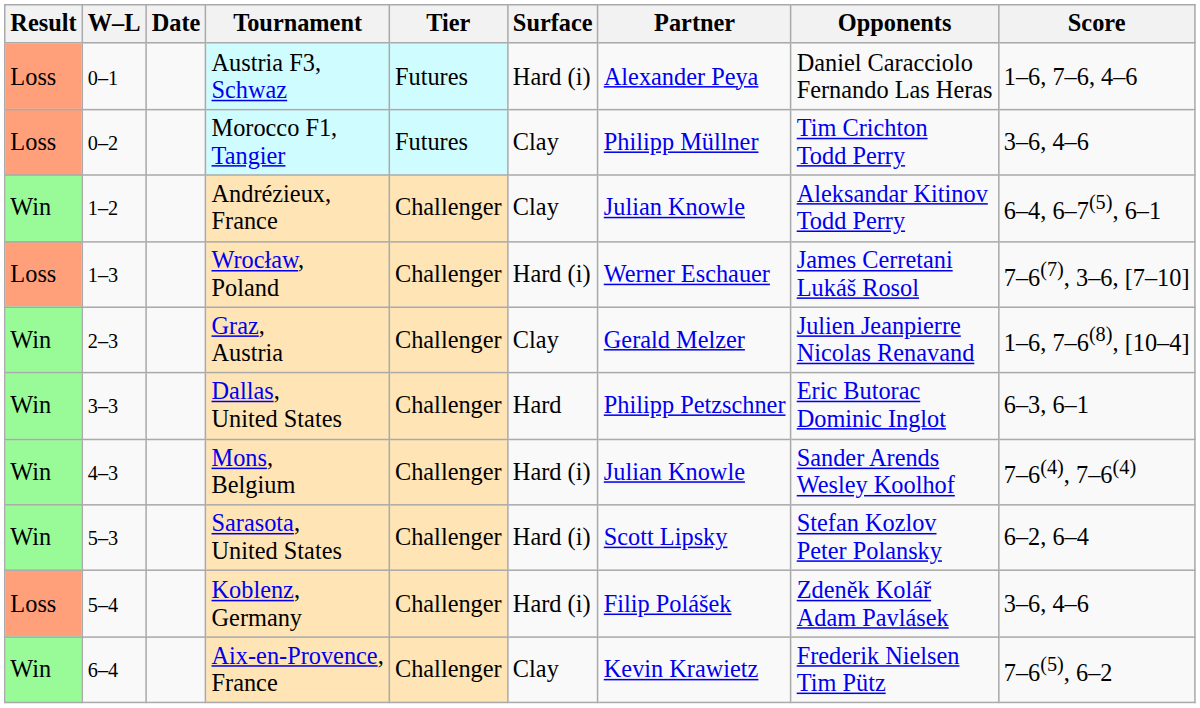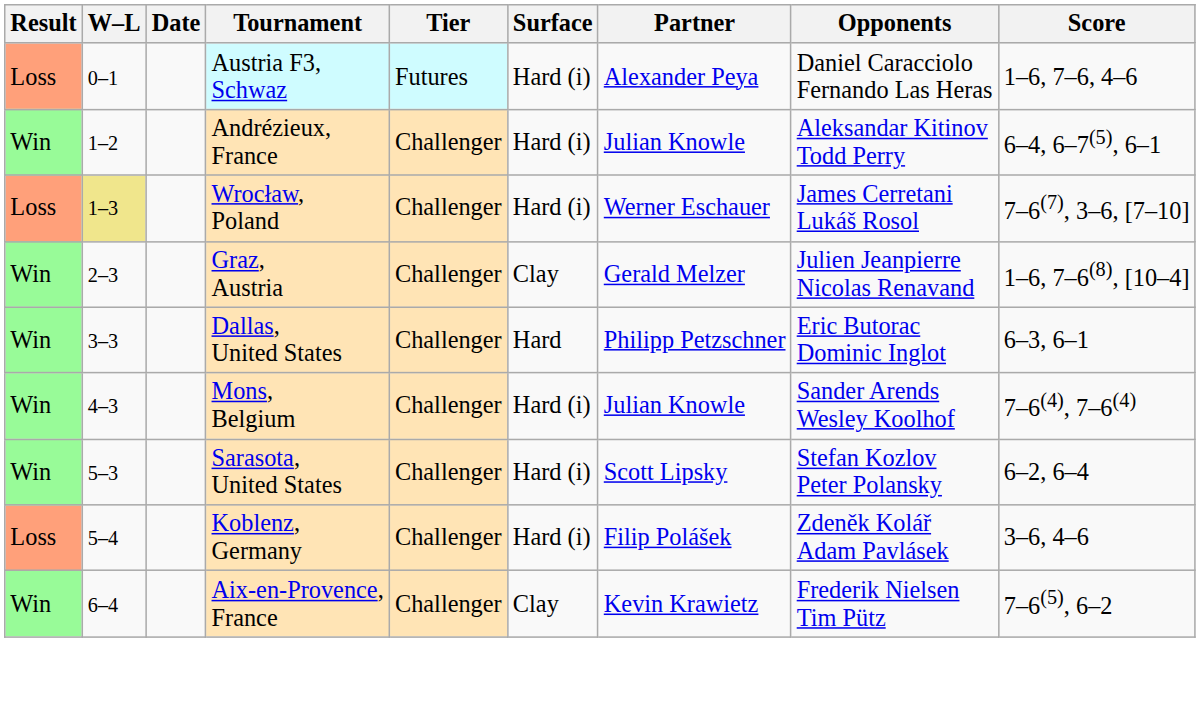- row: (274, 141)
(536, 207) Clay -> (552, 141) Hard (i)
(103, 275) no background -> (103, 209) khaki background
